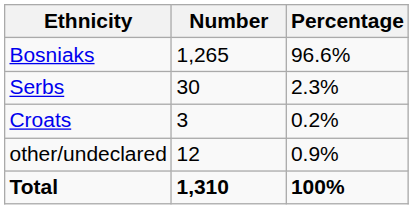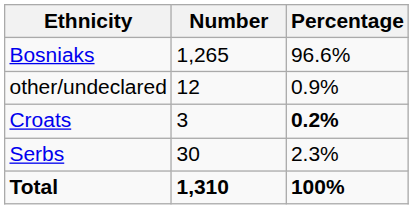rows swapped: (37, 87) <-> (88, 154)
(315, 120) normal -> (315, 120) bold
